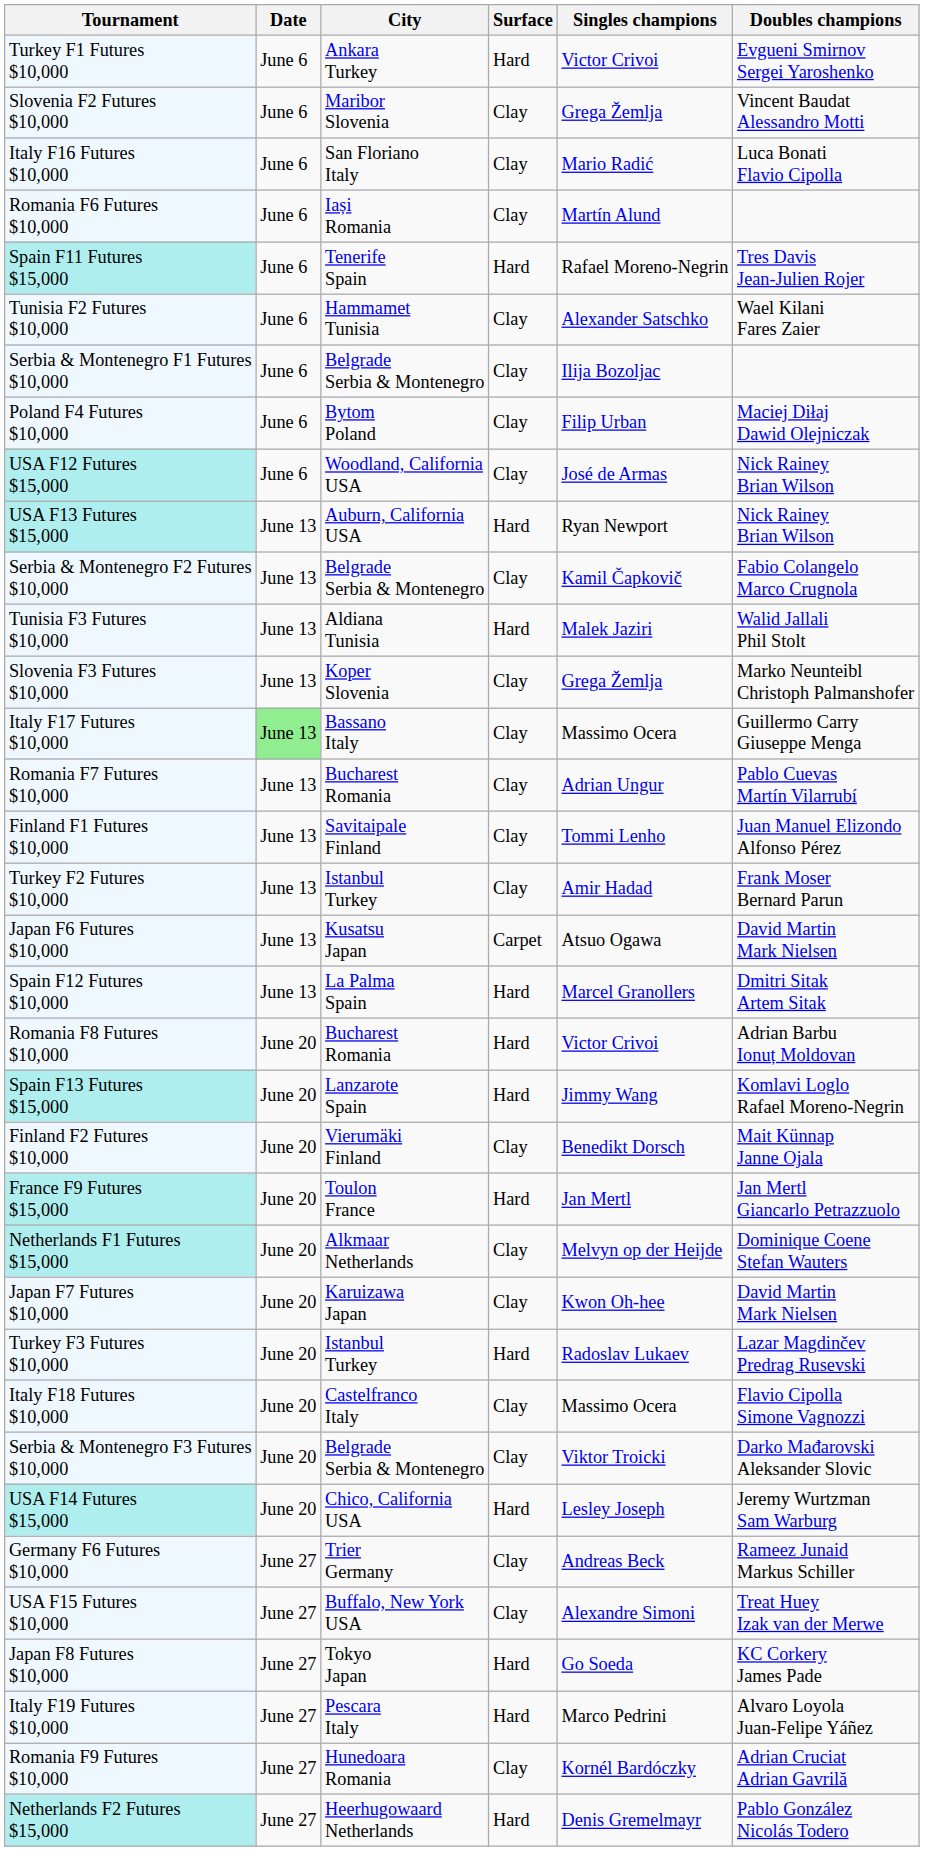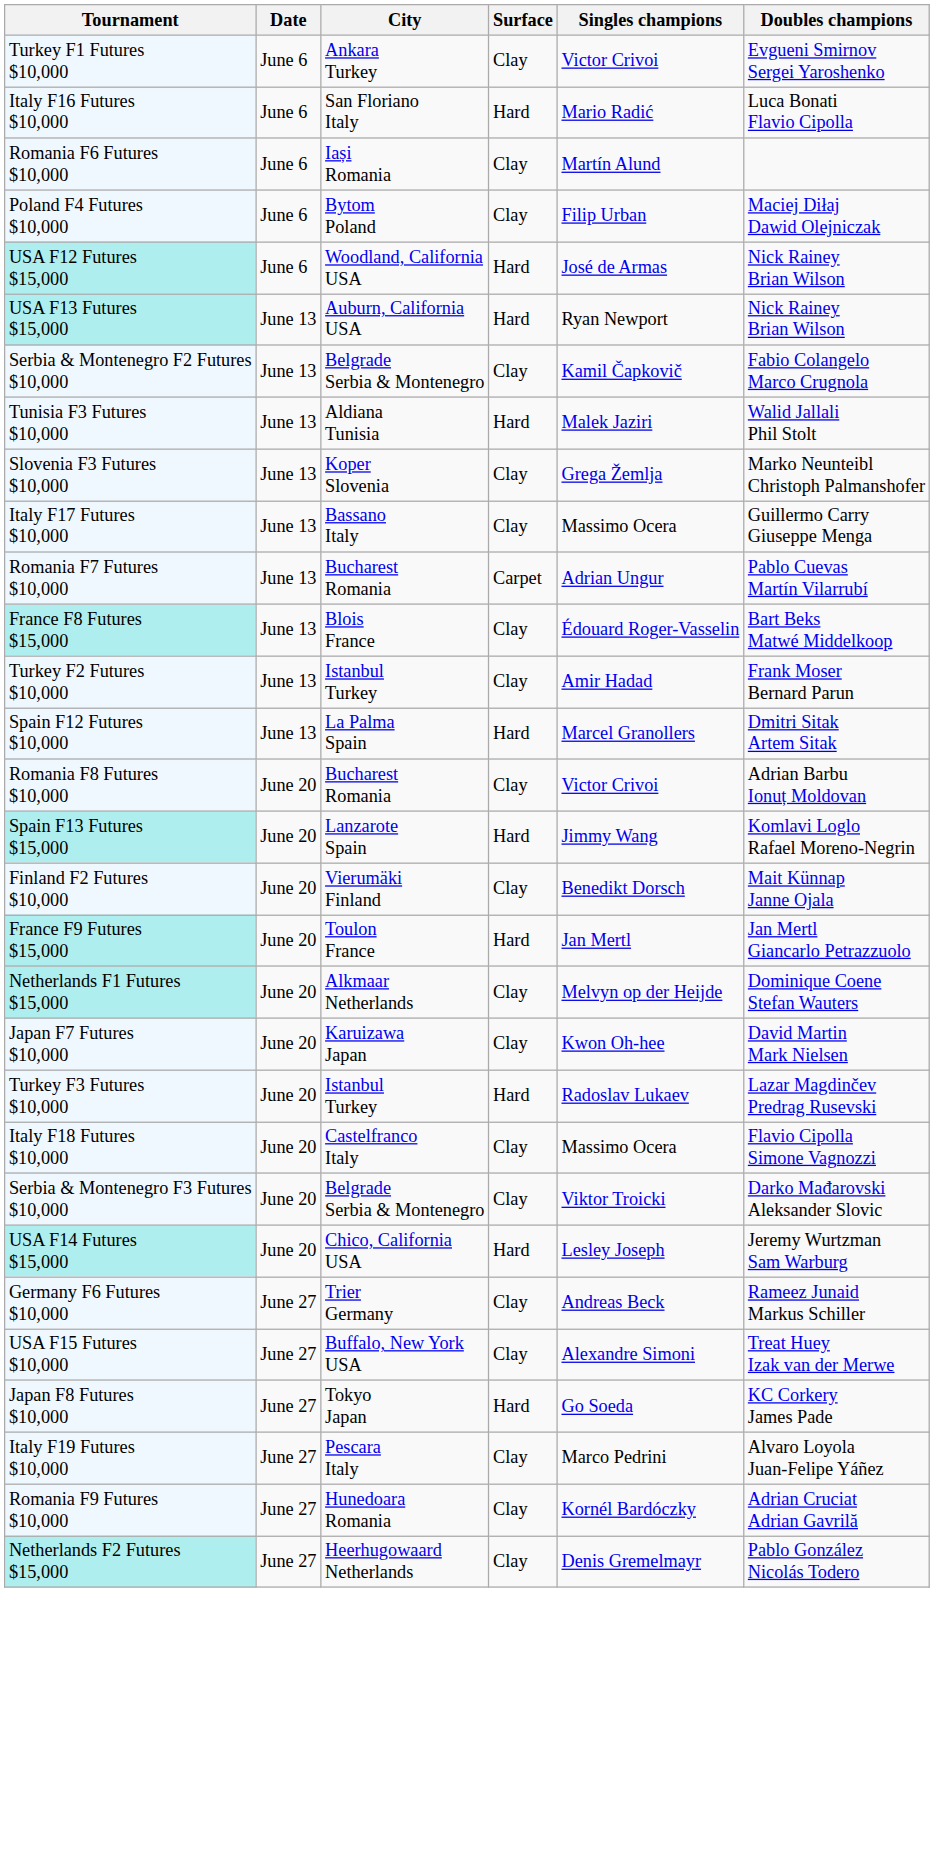(511, 60) Hard -> (510, 60) Clay
- row: (83, 112)
(510, 164) Clay -> (511, 112) Hard
- row: (76, 267)
- row: (78, 319)
- row: (130, 371)
(510, 474) Clay -> (511, 267) Hard
(288, 733) lightgreen background -> (288, 526) no background
(510, 785) Clay -> (517, 578) Carpet
- row: (78, 837)
+ row: (75, 630)
- row: (71, 940)
(511, 1044) Hard -> (510, 785) Clay
(511, 1717) Hard -> (510, 1458) Clay
(511, 1820) Hard -> (510, 1561) Clay
